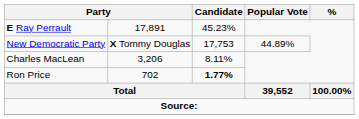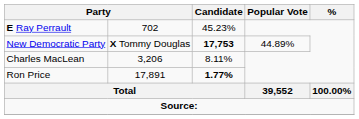(150, 28) 17,891 -> (150, 28) 702
(219, 43) normal -> (219, 43) bold
(150, 75) 702 -> (150, 75) 17,891
